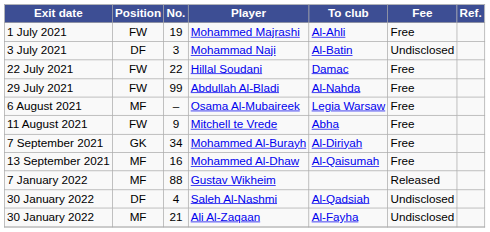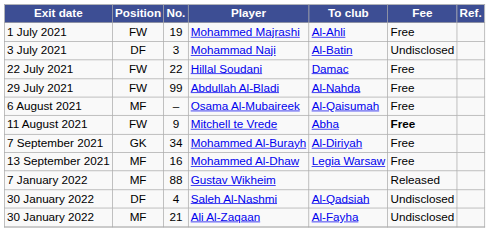(348, 106) Legia Warsaw -> (345, 106) Al-Qaisumah
(403, 124) normal -> (403, 124) bold
(345, 161) Al-Qaisumah -> (348, 161) Legia Warsaw
